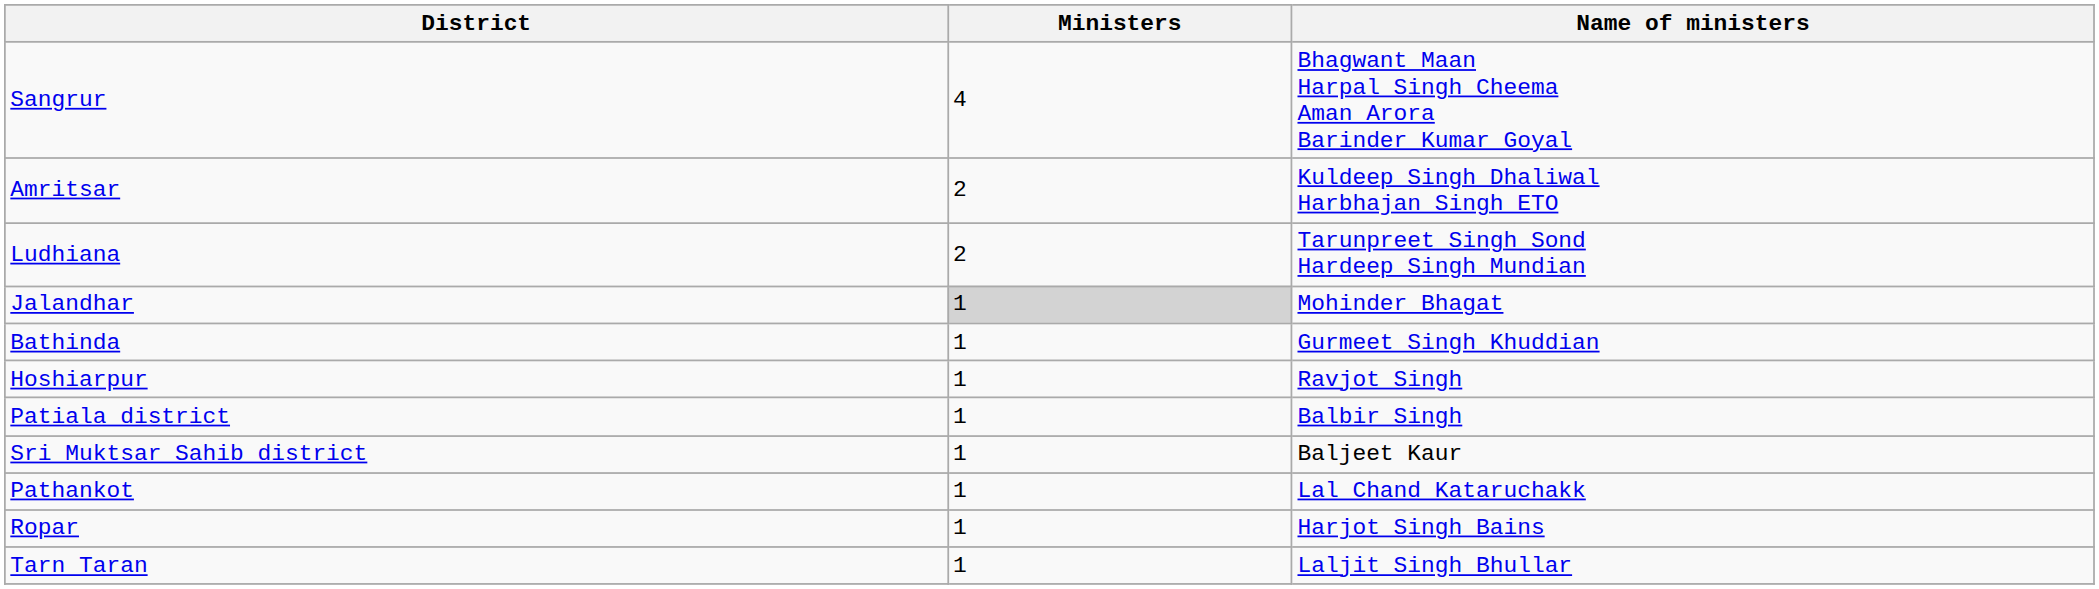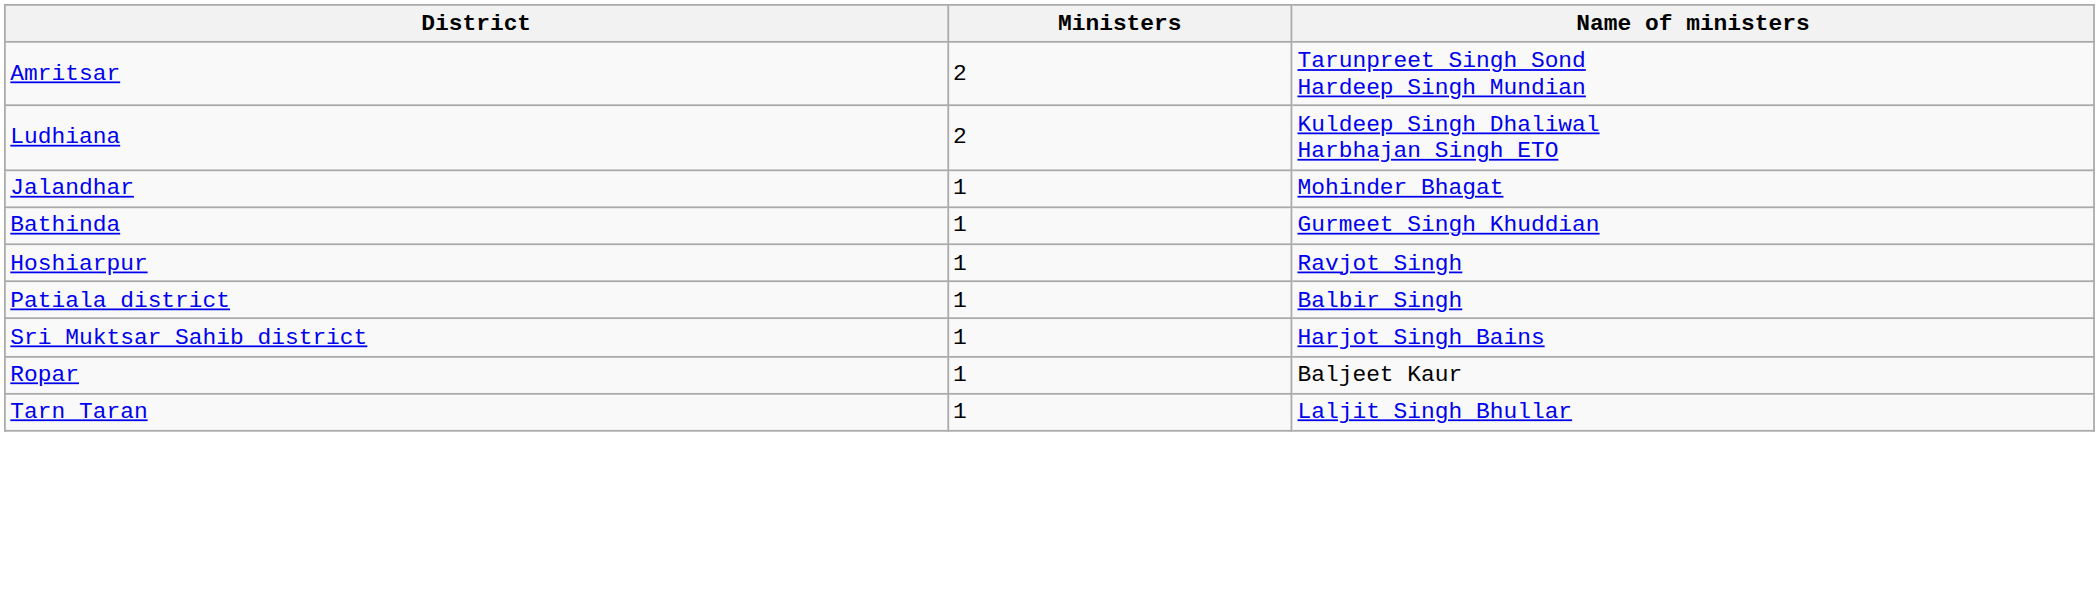- row: (58, 100)
(1449, 191) Kuldeep Singh Dhaliwal Harbhajan Singh ETO -> (1442, 74) Tarunpreet Singh Sond Hardeep Singh Mundian
(1442, 254) Tarunpreet Singh Sond Hardeep Singh Mundian -> (1449, 138) Kuldeep Singh Dhaliwal Harbhajan Singh ETO
(960, 305) lightgrey background -> (960, 188) no background
(1380, 454) Baljeet Kaur -> (1421, 337) Harjot Singh Bains
- row: (72, 491)
(1421, 528) Harjot Singh Bains -> (1380, 375) Baljeet Kaur
